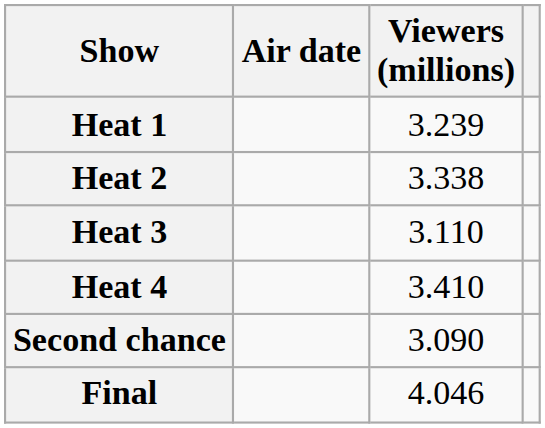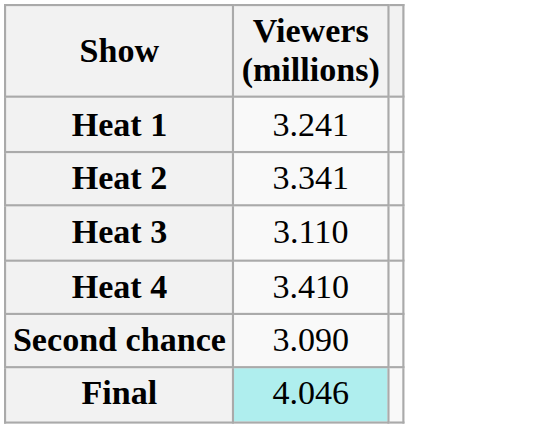- column: (301, 50)
(446, 123) 3.239 -> (311, 123) 3.241
(446, 177) 3.338 -> (311, 177) 3.341
(446, 394) no background -> (311, 394) paleturquoise background
